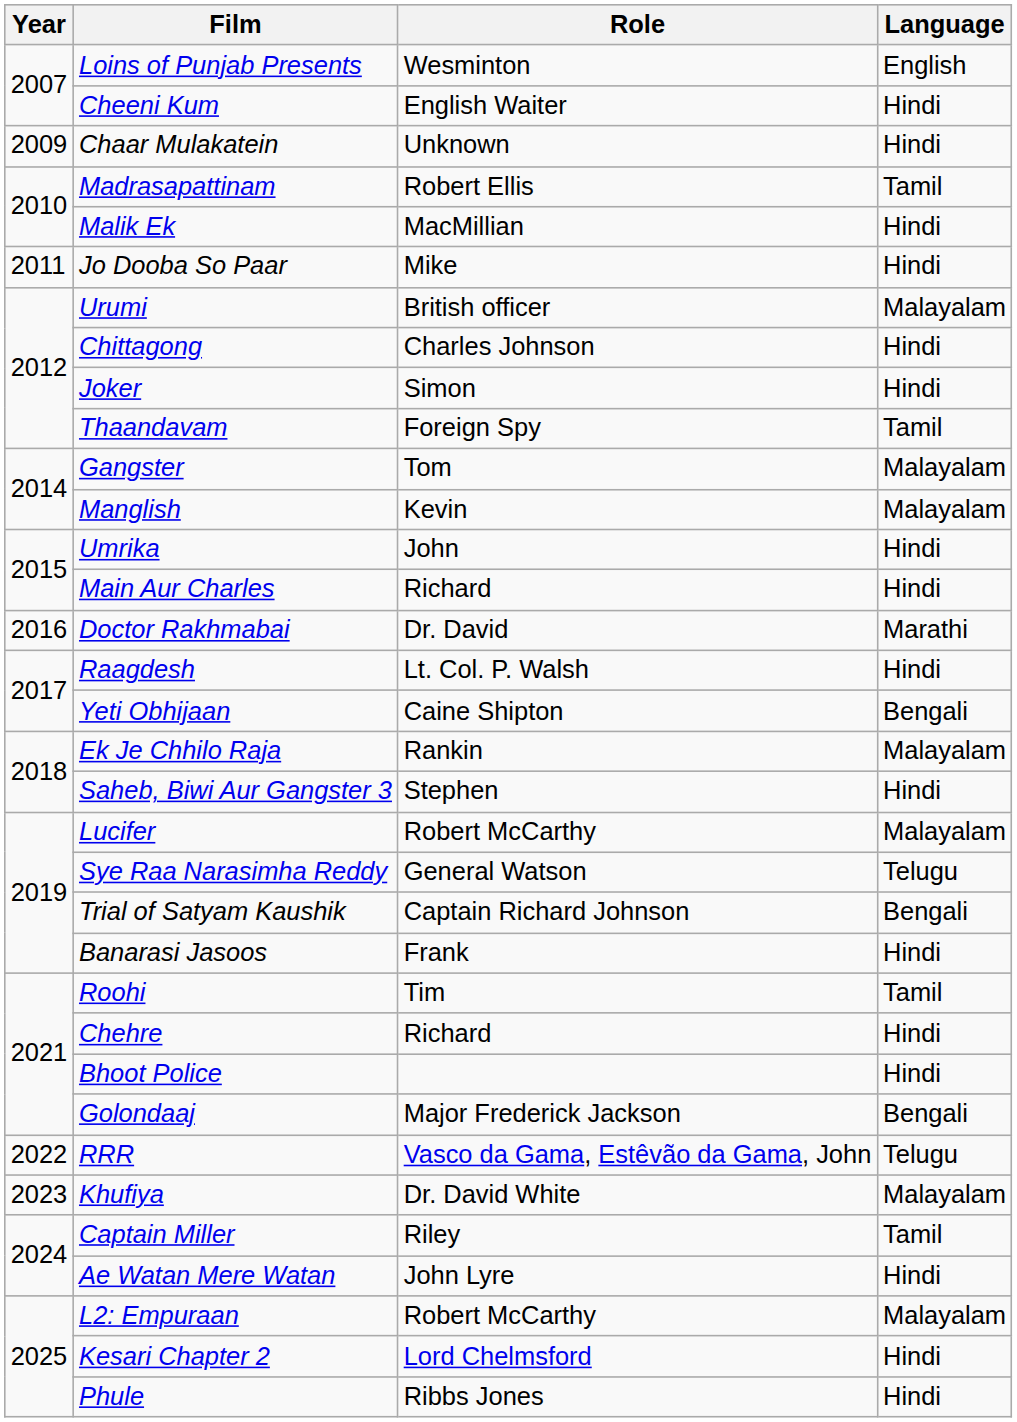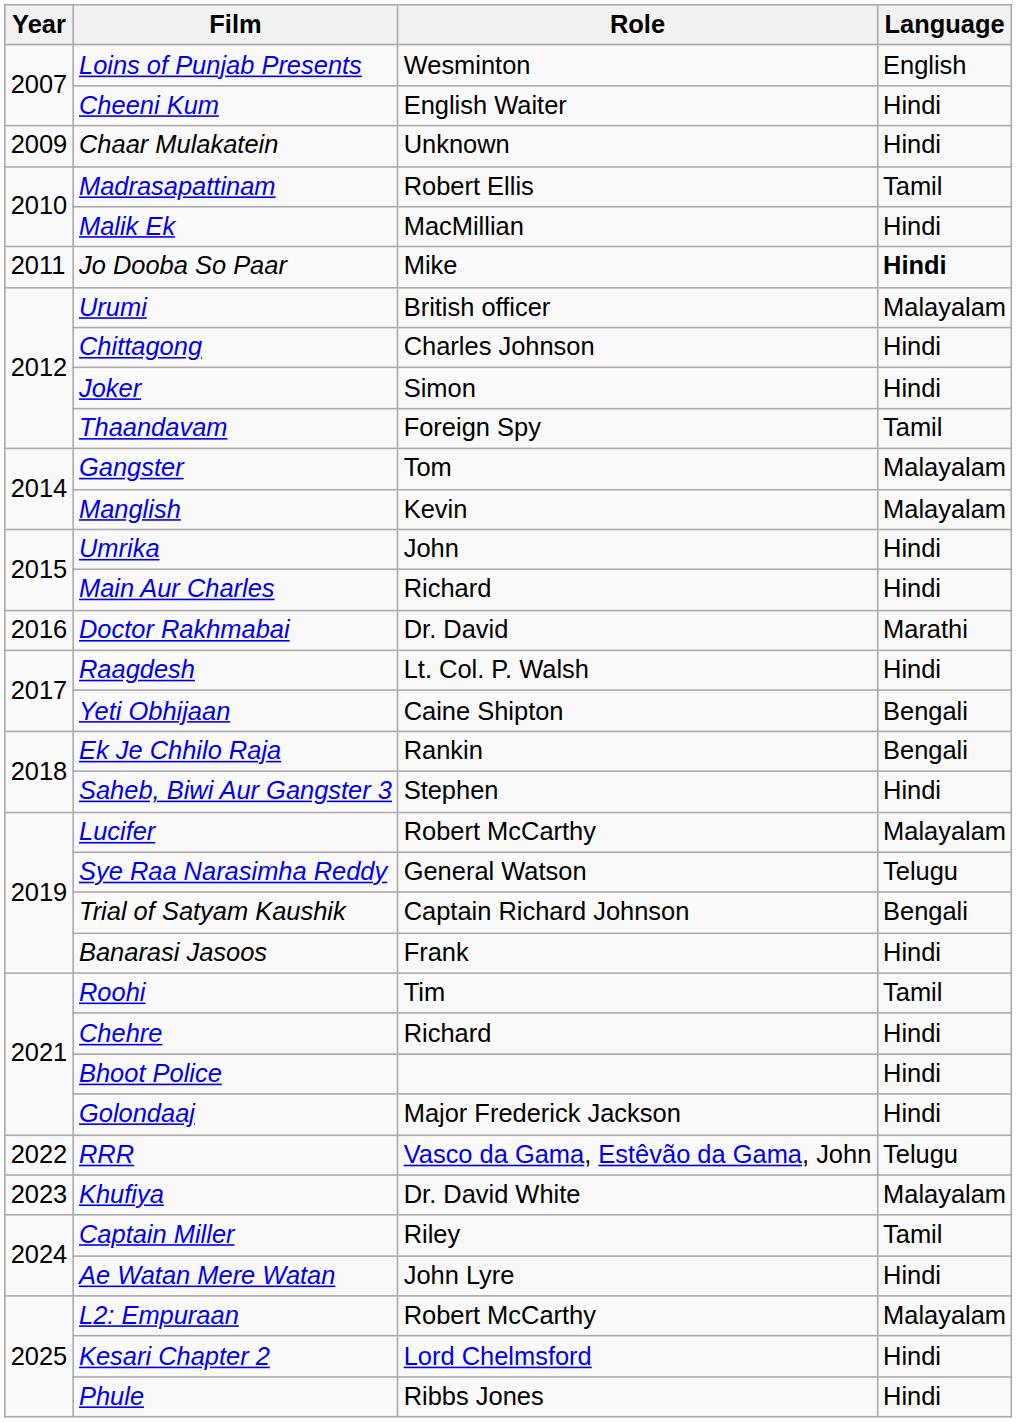(912, 266) normal -> (915, 266) bold
(945, 750) Malayalam -> (925, 750) Bengali
(925, 1114) Bengali -> (912, 1114) Hindi
